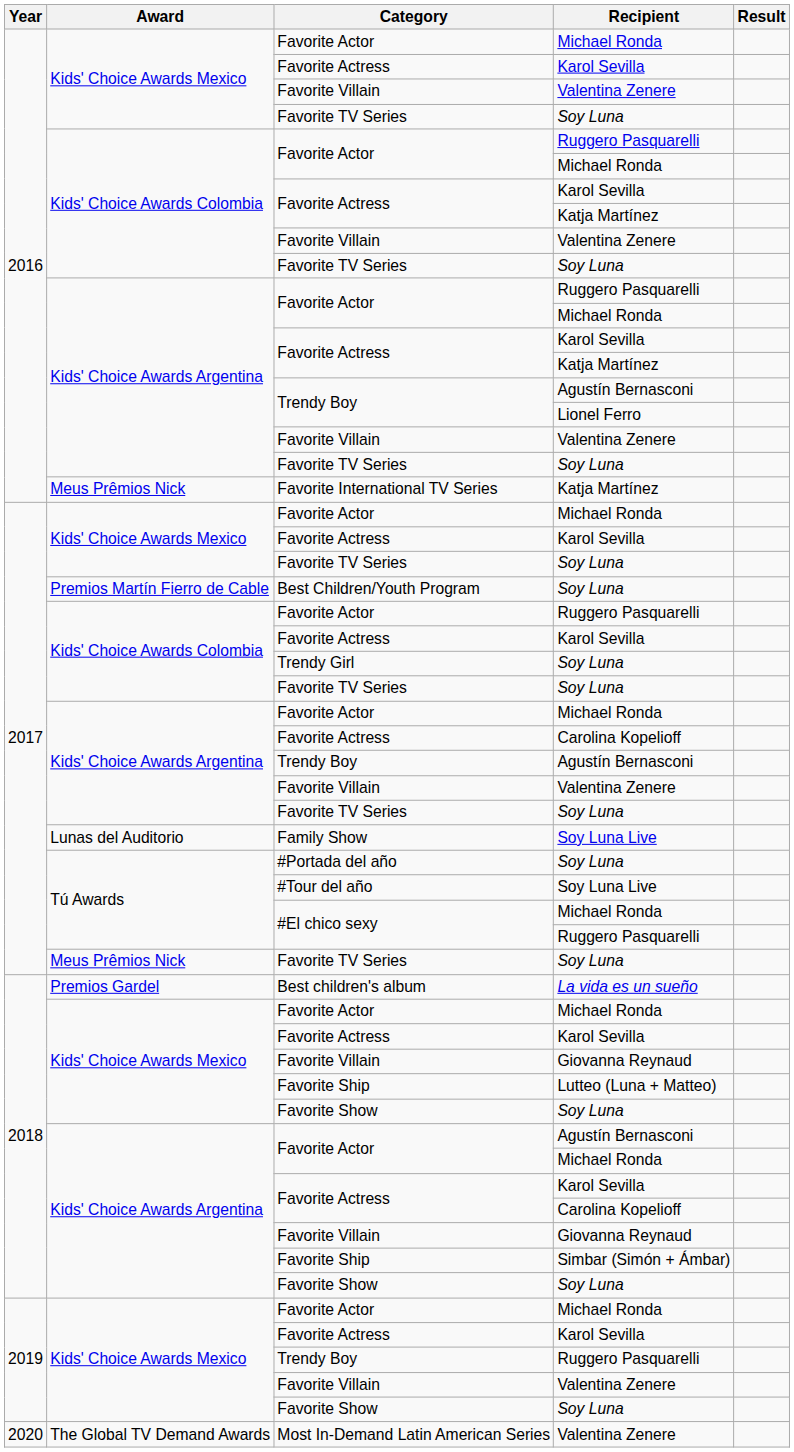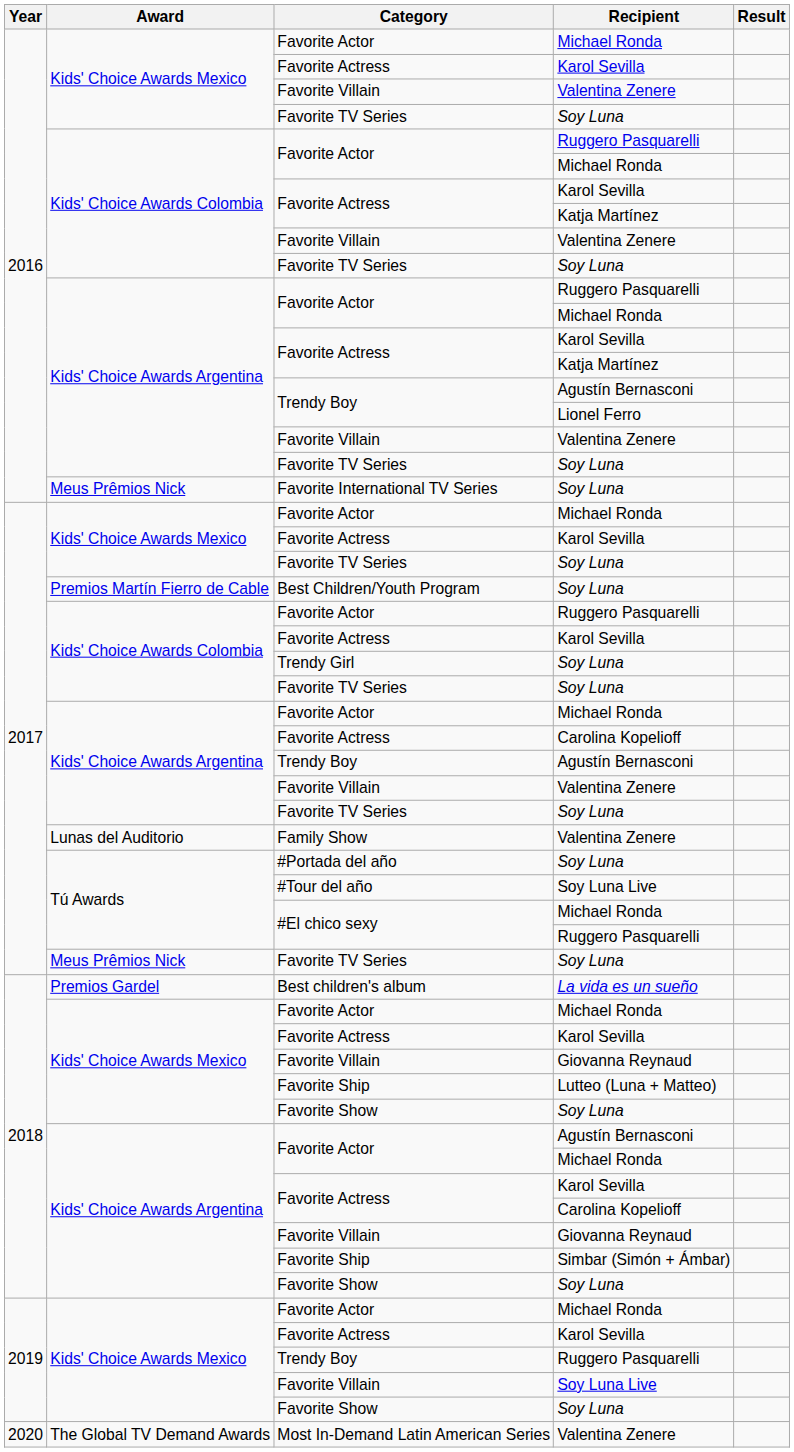(608, 489) Katja Martínez -> (591, 489) Soy Luna
(607, 837) Soy Luna Live -> (617, 837) Valentina Zenere
(617, 1384) Valentina Zenere -> (607, 1384) Soy Luna Live
